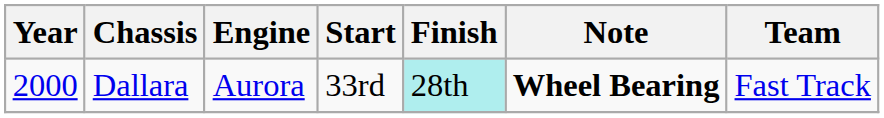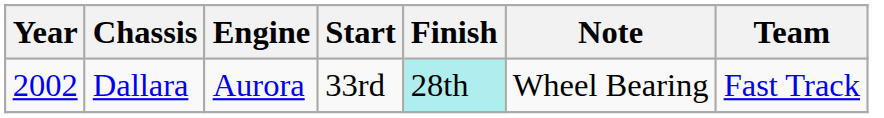(45, 85) 2000 -> (45, 85) 2002
(616, 85) bold -> (611, 85) normal
